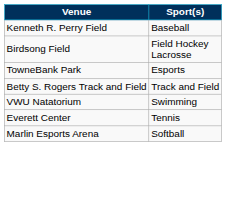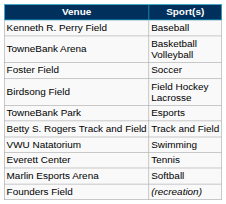+ row: (47, 49)
+ row: (33, 70)
+ row: (40, 192)
